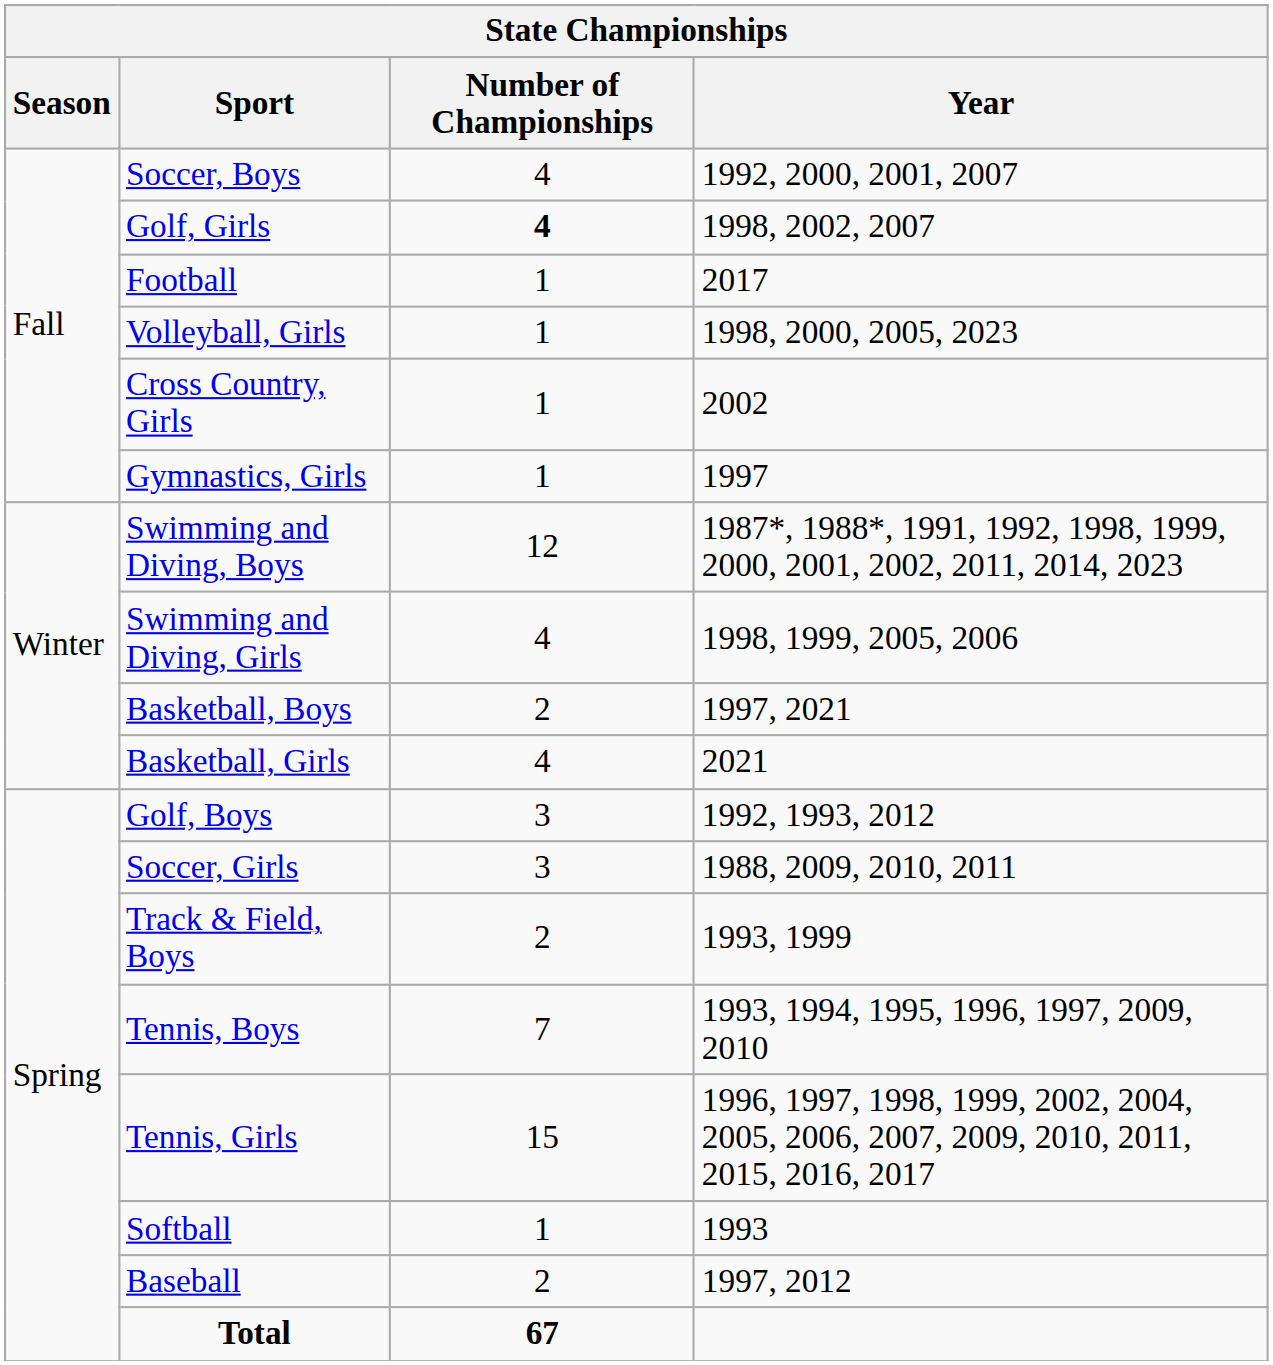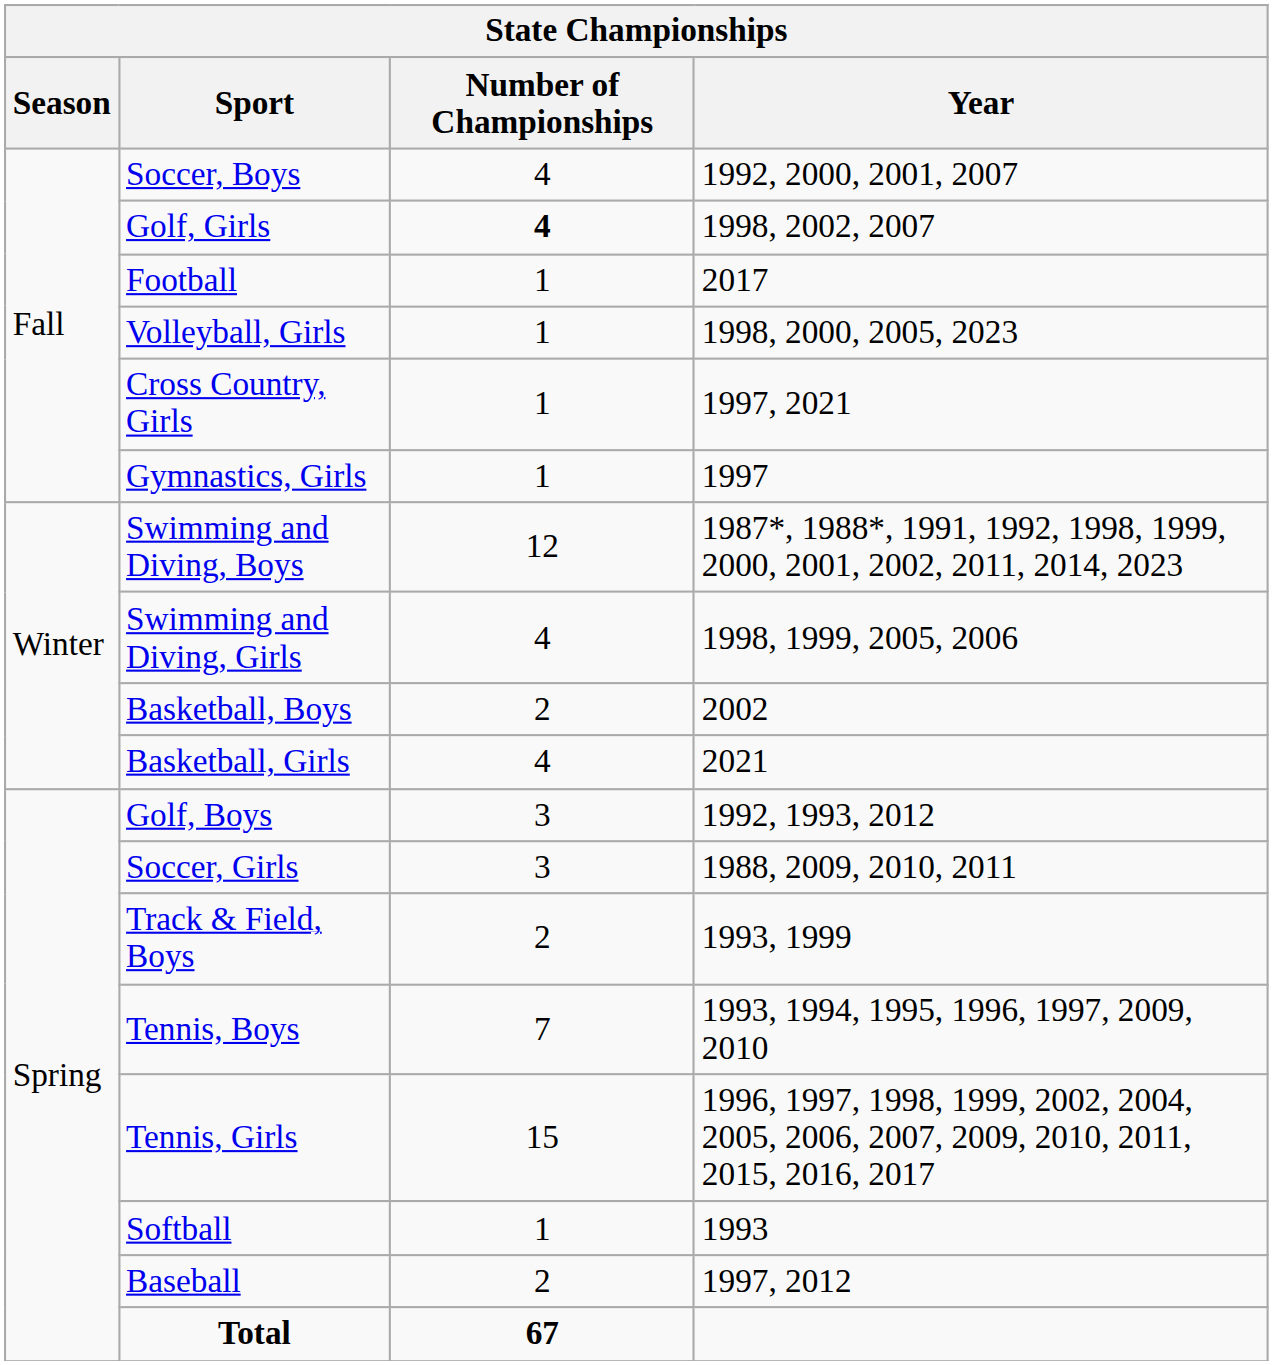(735, 403) 2002 -> (777, 403) 1997, 2021
(777, 708) 1997, 2021 -> (735, 708) 2002
